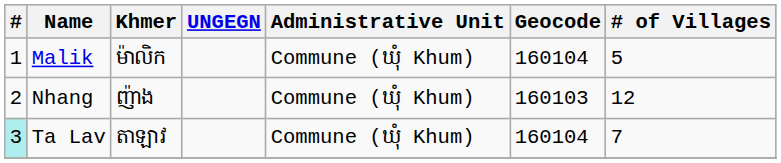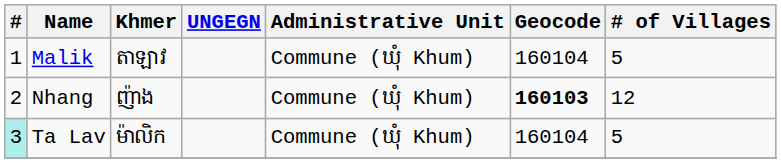(141, 58) ម៉ាលិក -> (141, 58) តាឡាវ
(552, 98) normal -> (552, 98) bold
(141, 138) តាឡាវ -> (141, 138) ម៉ាលិក
(617, 138) 7 -> (617, 138) 5
